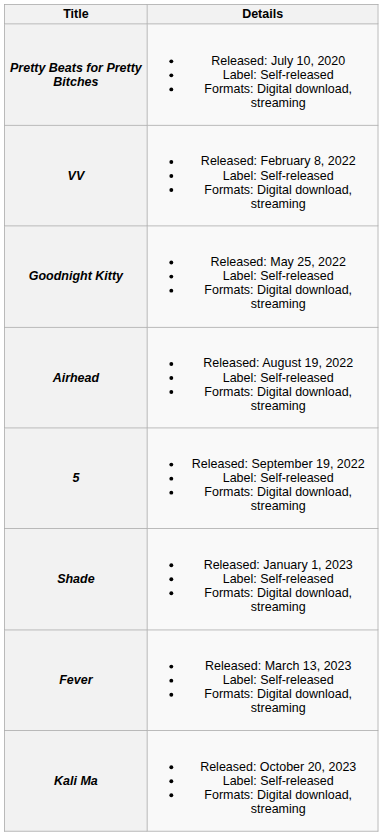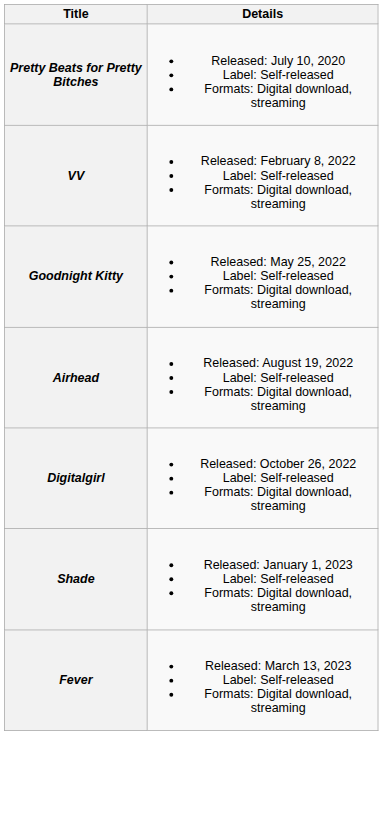- row: (76, 478)
+ row: (76, 478)
- row: (76, 781)
